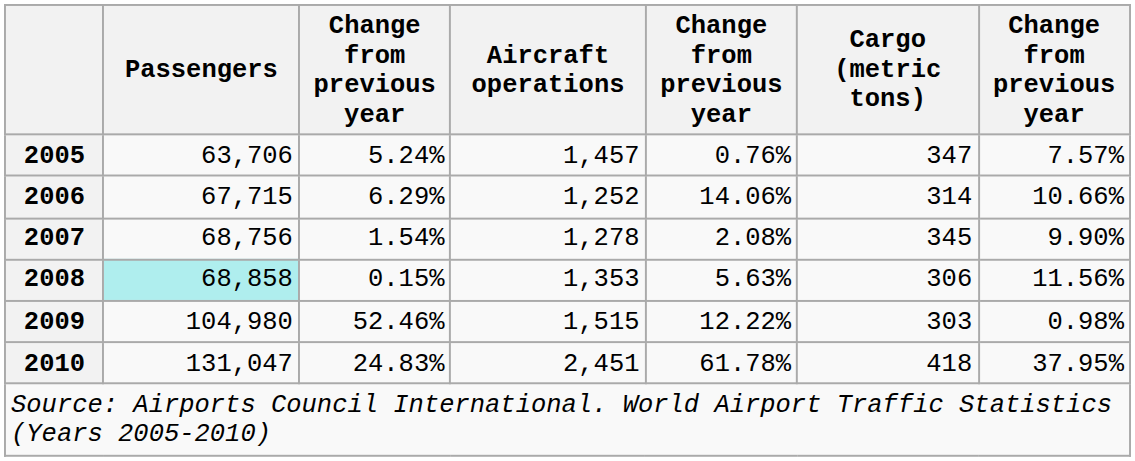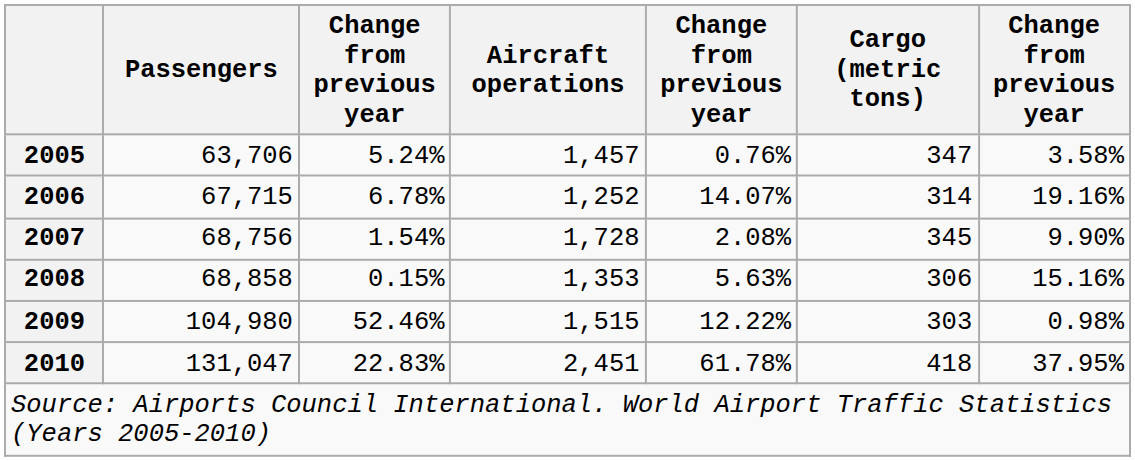(1086, 155) 7.57% -> (1086, 155) 3.58%
(406, 197) 6.29% -> (406, 197) 6.78%
(745, 197) 14.06% -> (745, 197) 14.07%
(1078, 197) 10.66% -> (1078, 197) 19.16%
(601, 239) 1,278 -> (601, 239) 1,728
(247, 280) paleturquoise background -> (247, 280) no background
(1078, 280) 11.56% -> (1078, 280) 15.16%
(399, 363) 24.83% -> (399, 363) 22.83%
